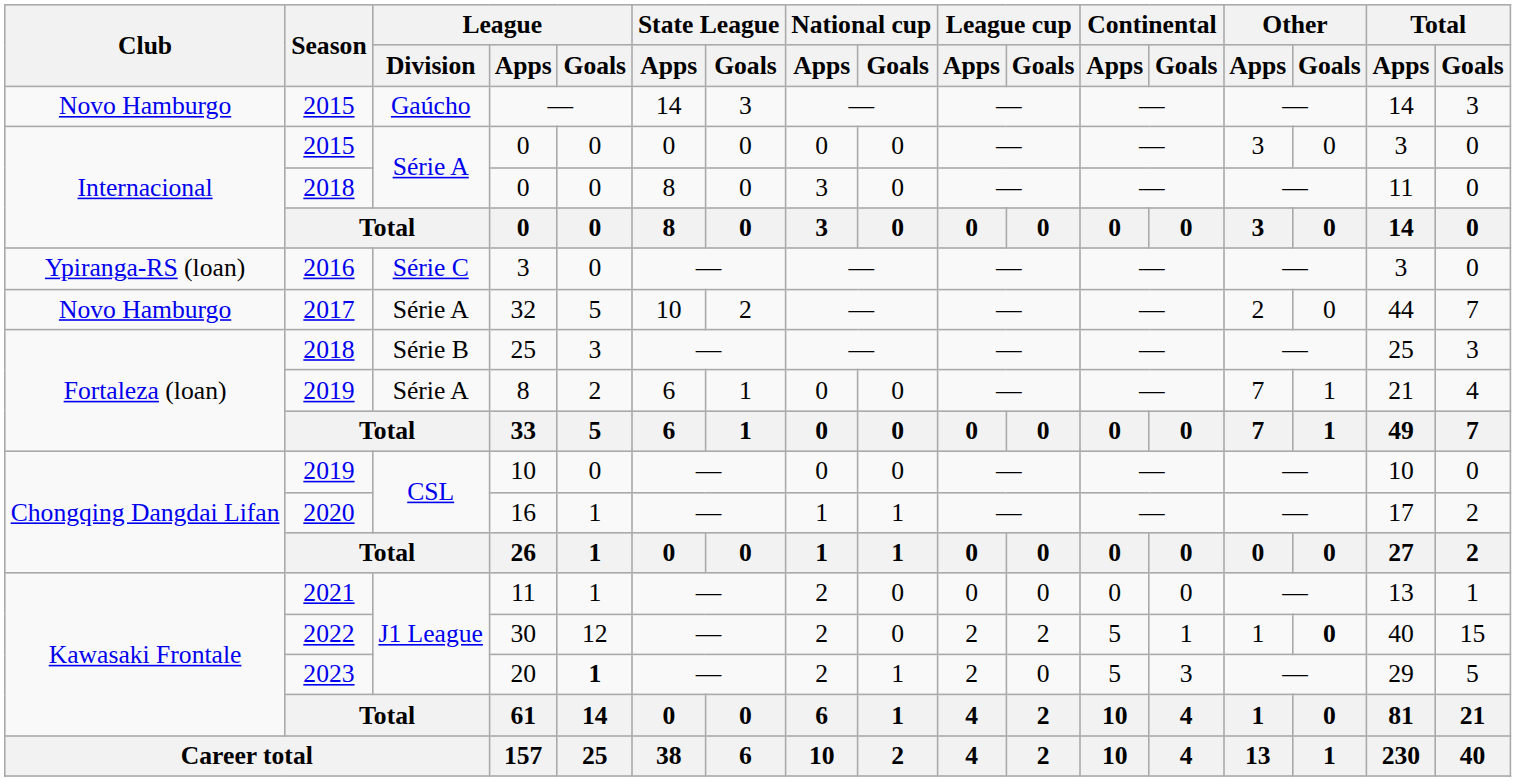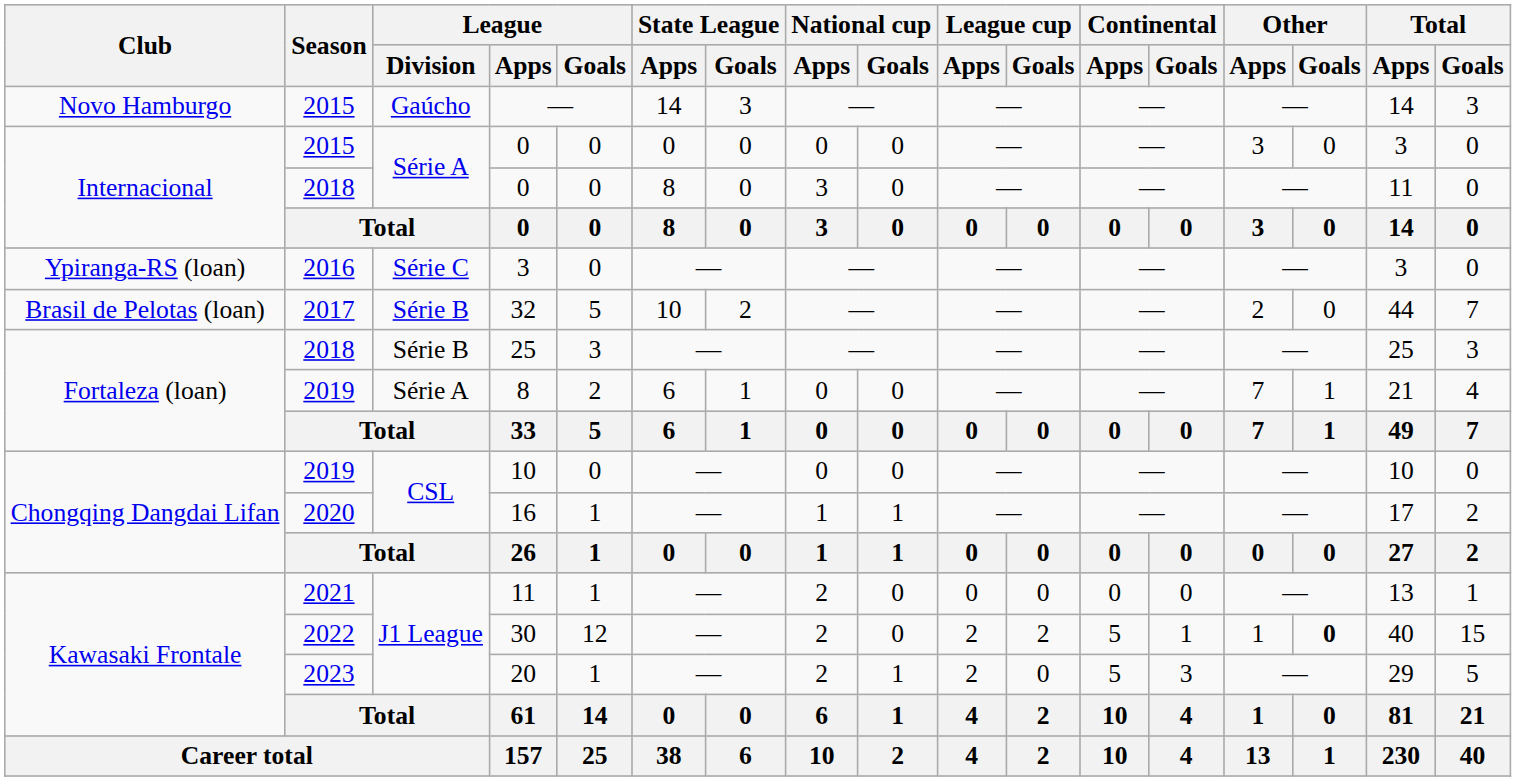(145, 308) Novo Hamburgo -> (145, 308) Brasil de Pelotas (loan)
(431, 308) Série A -> (431, 308) Série B
(595, 674) bold -> (595, 674) normal
